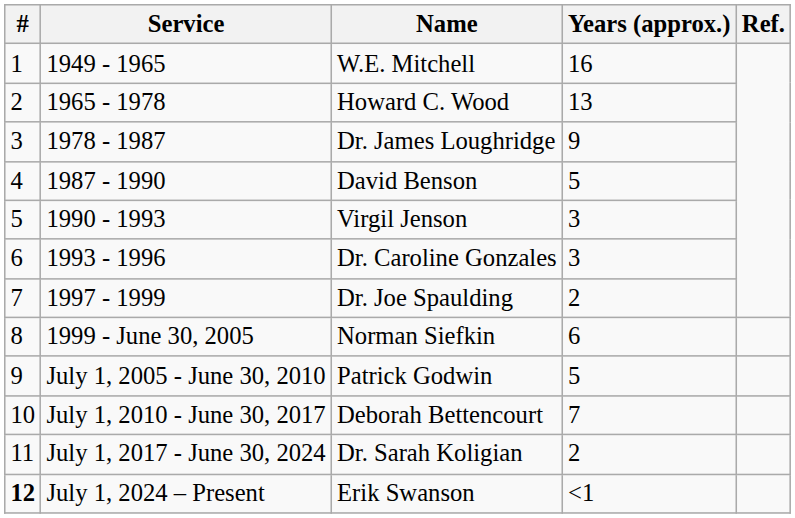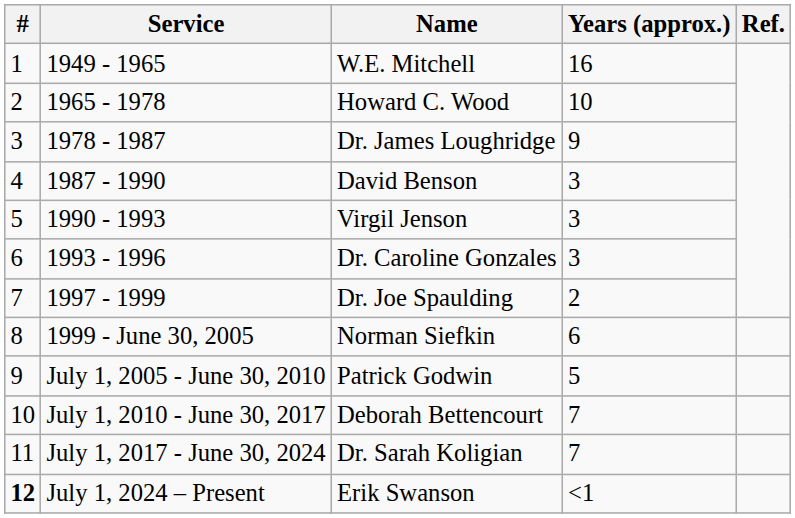(580, 102) 13 -> (580, 102) 10
(574, 180) 5 -> (574, 180) 3
(574, 453) 2 -> (574, 453) 7
